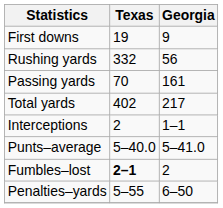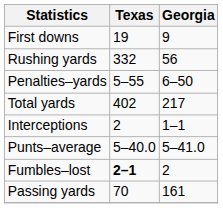rows swapped: (51, 81) <-> (57, 192)
